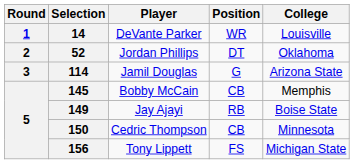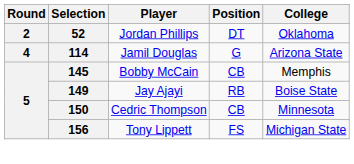- row: (78, 33)
(26, 72) 3 -> (26, 53) 4
